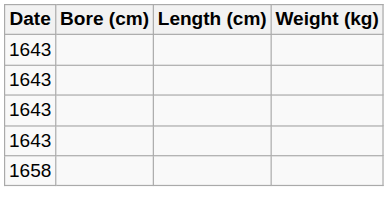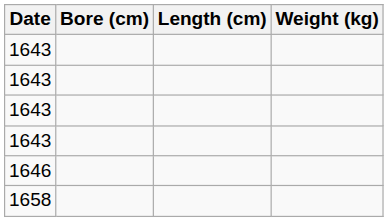+ row: (30, 170)
